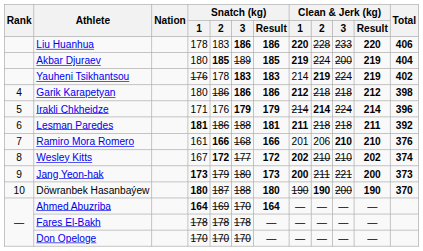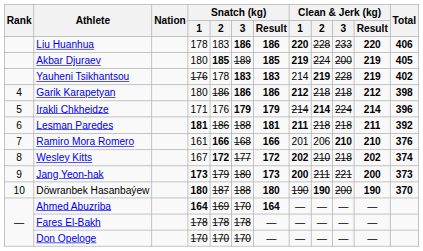(404, 61) 404 -> (404, 61) 405
(343, 77) 224 -> (343, 77) 228
(343, 158) 210 -> (343, 158) 218
